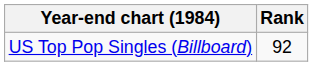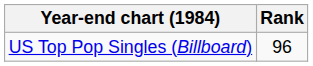(282, 46) 92 -> (282, 46) 96
